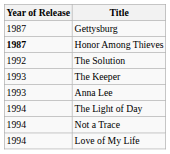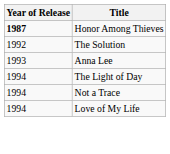- row: (96, 28)
- row: (97, 76)
